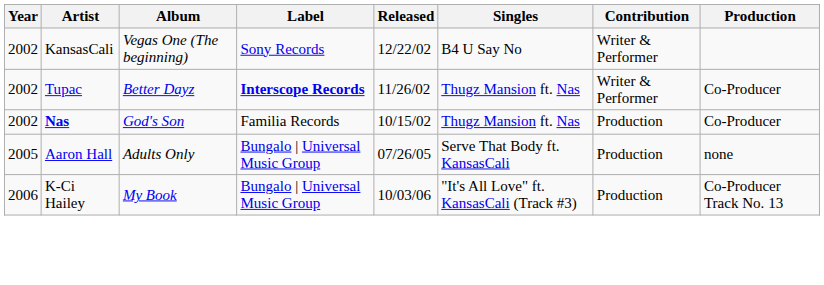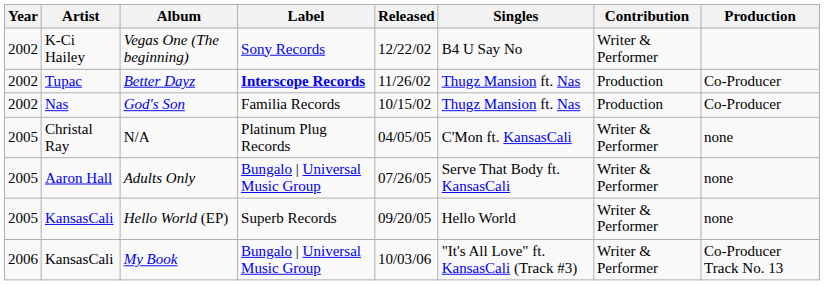(79, 48) KansasCali -> (65, 48) K-Ci Hailey
(627, 89) Writer & Performer -> (630, 81) Production
(57, 121) bold -> (57, 104) normal
+ row: (137, 137)
(630, 154) Production -> (627, 177) Writer & Performer
+ row: (176, 218)
(65, 194) K-Ci Hailey -> (79, 259) KansasCali
(630, 194) Production -> (627, 259) Writer & Performer
